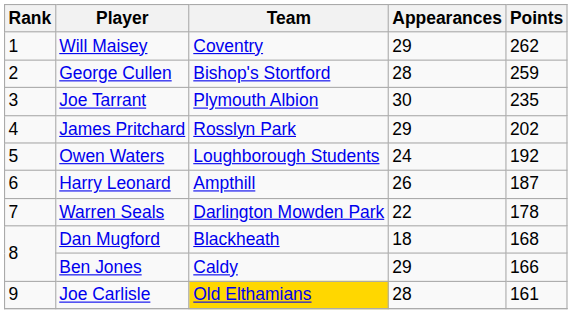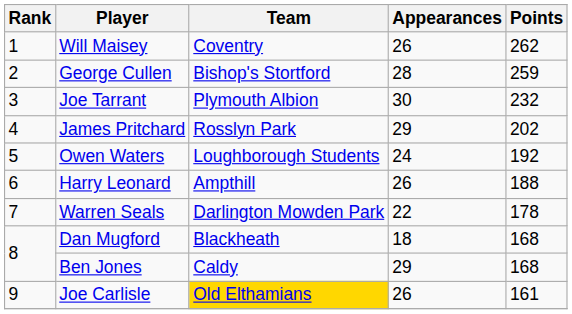(402, 45) 29 -> (402, 45) 26
(524, 101) 235 -> (524, 101) 232
(524, 184) 187 -> (524, 184) 188
(524, 267) 166 -> (524, 267) 168
(402, 294) 28 -> (402, 294) 26
